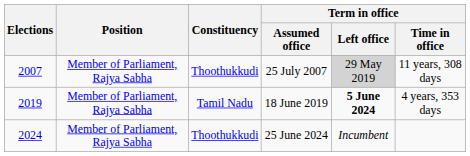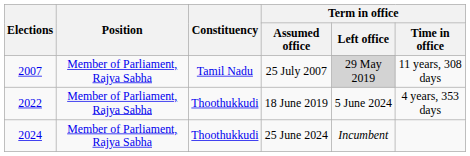(225, 71) Thoothukkudi -> (225, 71) Tamil Nadu
(30, 103) 2019 -> (30, 103) 2022
(225, 103) Tamil Nadu -> (225, 103) Thoothukkudi
(363, 103) bold -> (363, 103) normal
